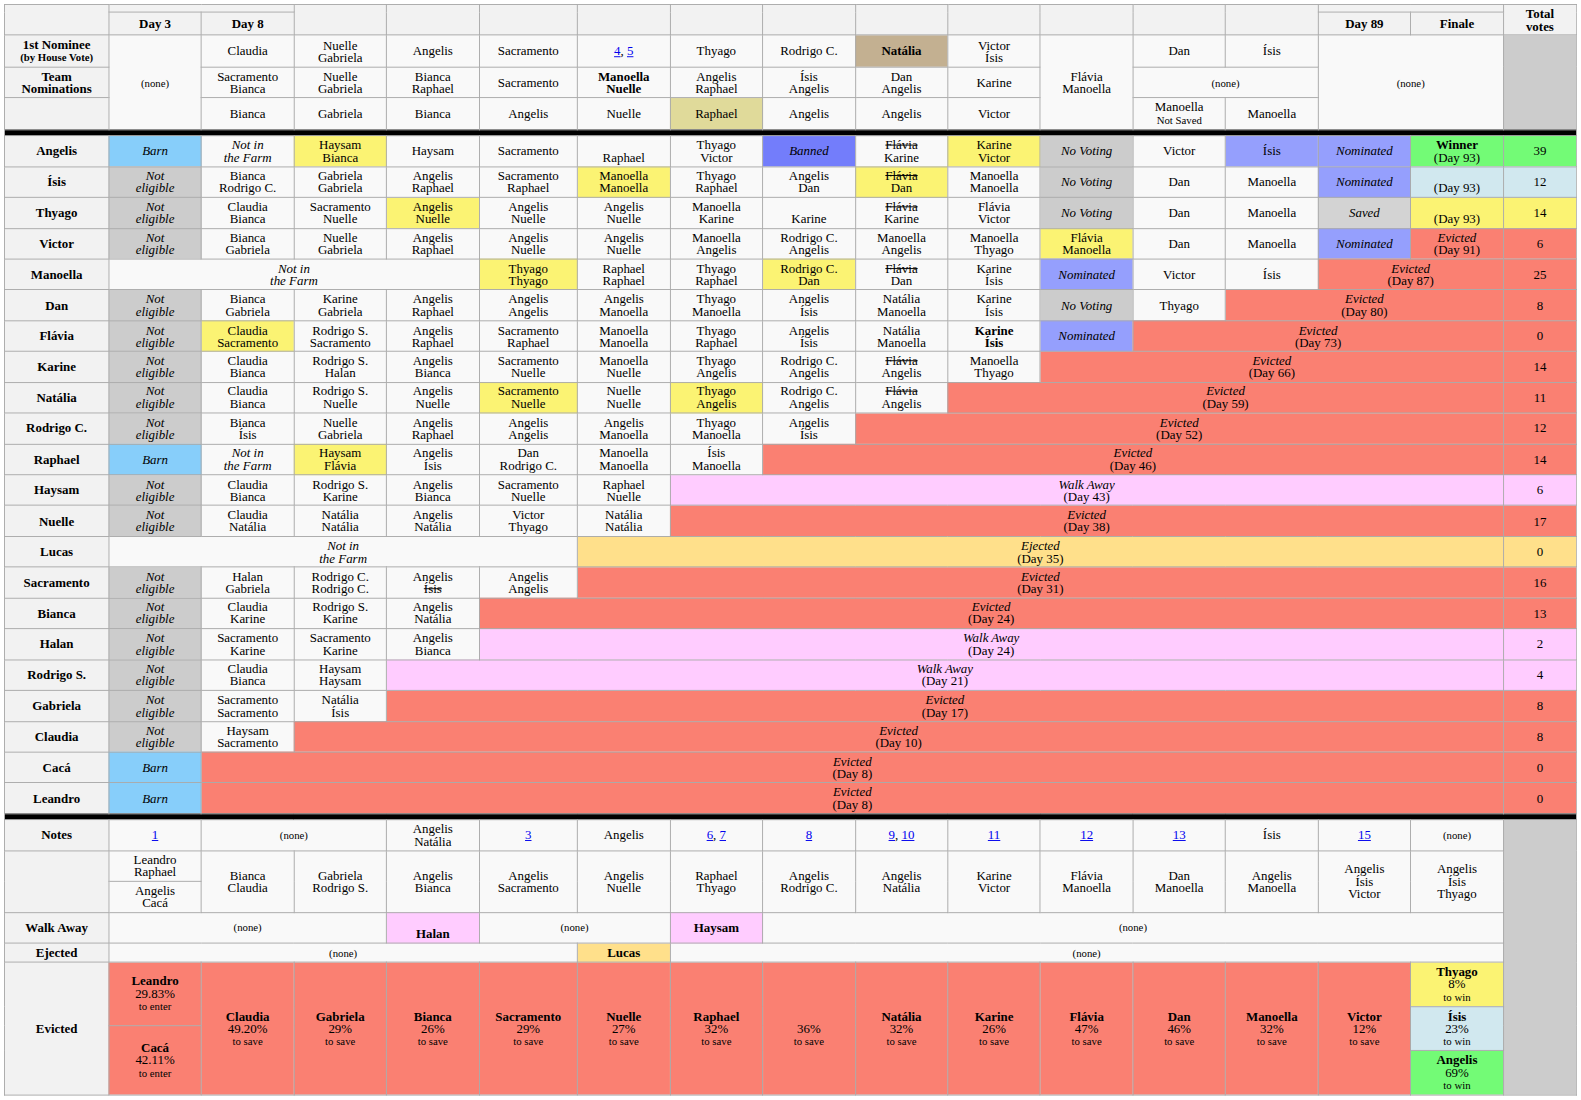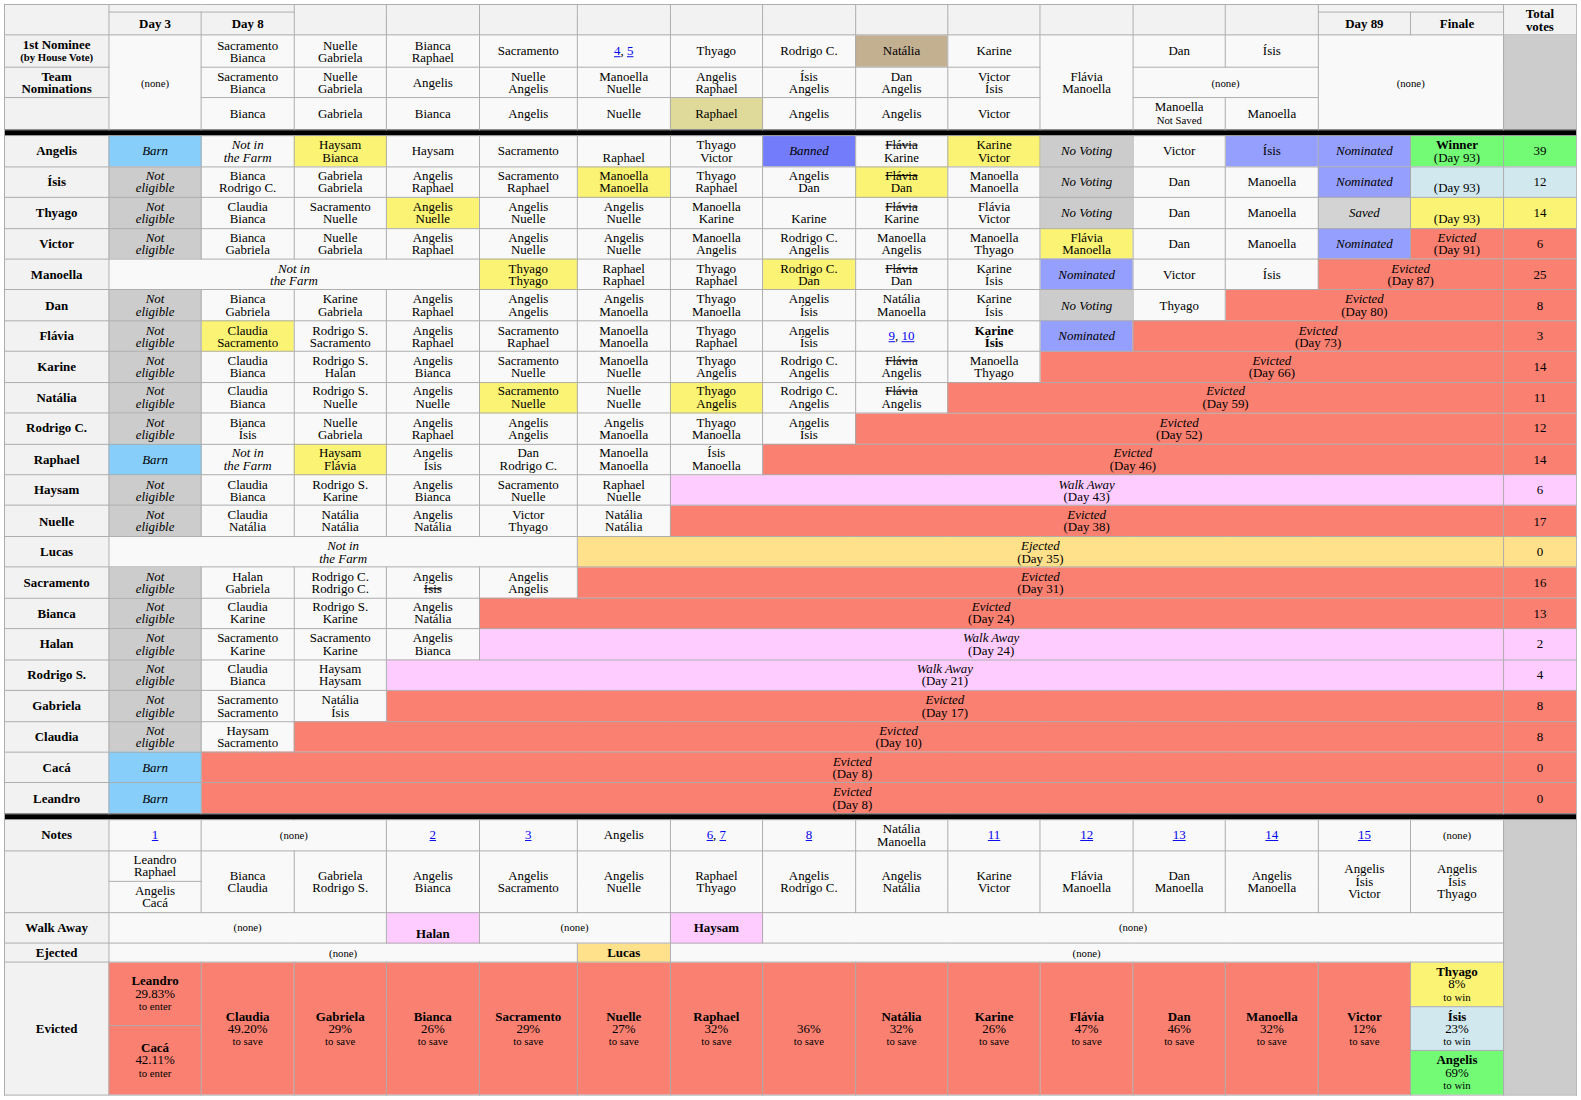(248, 51) Claudia -> (248, 51) Sacramento Bianca
(433, 51) Angelis -> (433, 51) Bianca Raphael
(901, 51) bold -> (901, 51) normal
(994, 51) Victor Ísis -> (994, 51) Karine
(433, 82) Bianca Raphael -> (433, 82) Angelis
(528, 82) Sacramento -> (528, 82) Nuelle Angelis
(624, 82) bold -> (624, 82) normal
(994, 82) Karine -> (994, 82) Victor Ísis
(901, 336) Natália Manoella -> (901, 336) 9, 10
(1540, 336) 0 -> (1540, 336) 3
(433, 835) Angelis Natália -> (433, 835) 2
(901, 835) 9, 10 -> (901, 835) Natália Manoella
(1272, 835) Ísis -> (1272, 835) 14
